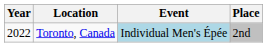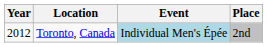(19, 32) 2022 -> (19, 32) 2012
